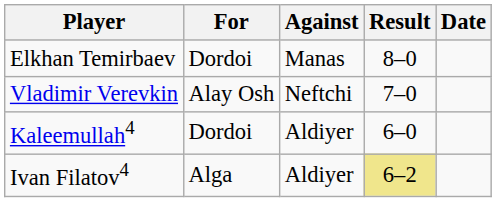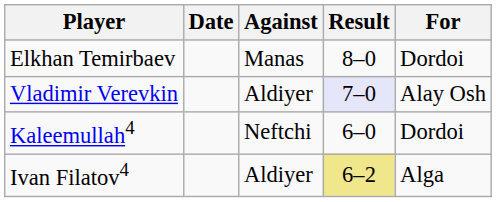columns swapped: (231, 22) <-> (463, 22)
(319, 93) Neftchi -> (278, 93) Aldiyer
(400, 93) no background -> (359, 93) lavender background
(319, 132) Aldiyer -> (278, 132) Neftchi
